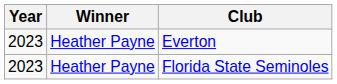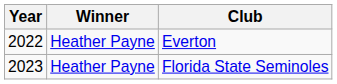(26, 41) 2023 -> (26, 41) 2022
